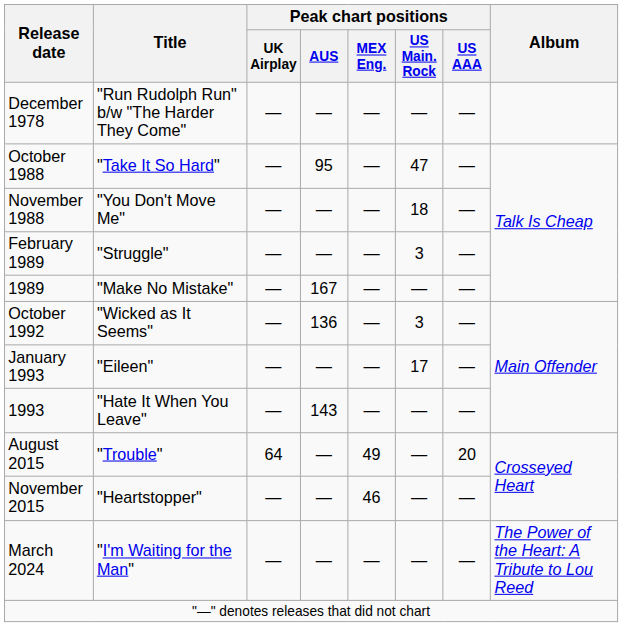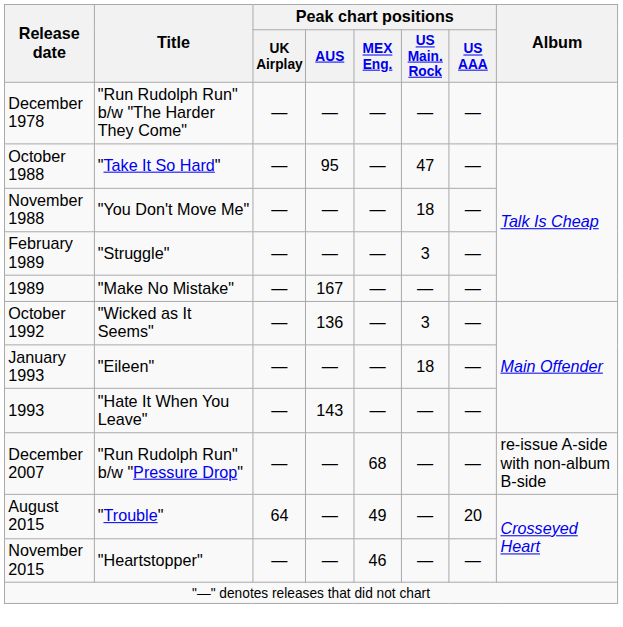(419, 366) 17 -> (425, 366) 18
+ row: (46, 463)
- row: (31, 560)
